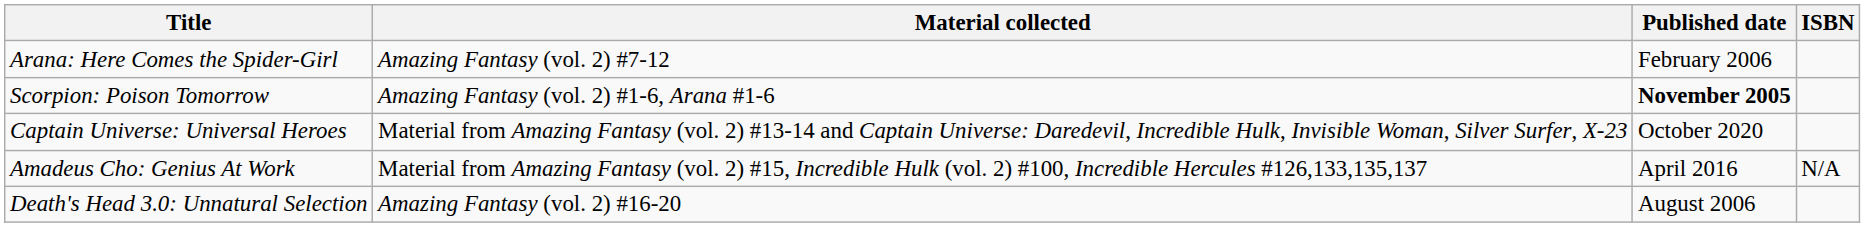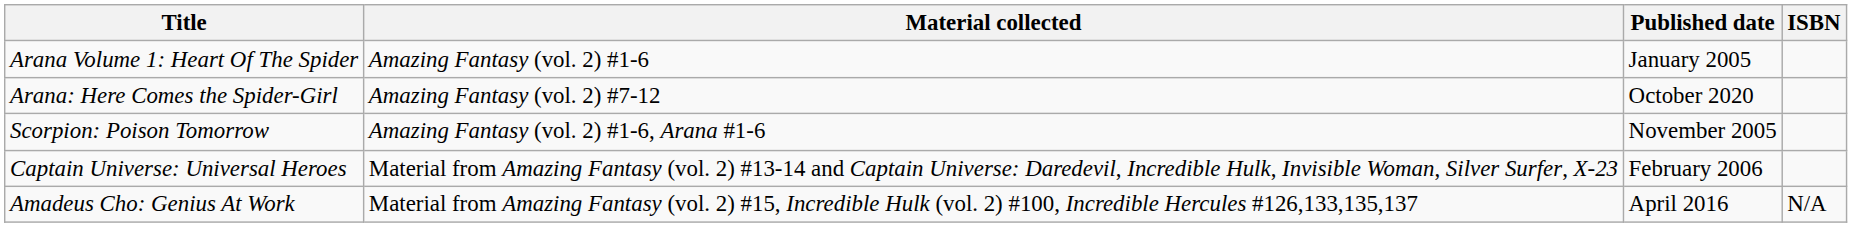+ row: (184, 58)
(1705, 58) February 2006 -> (1691, 95) October 2020
(1714, 95) bold -> (1703, 131) normal
(1701, 131) October 2020 -> (1696, 167) February 2006
- row: (189, 204)
